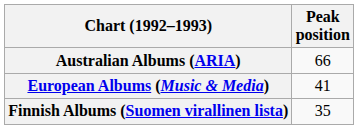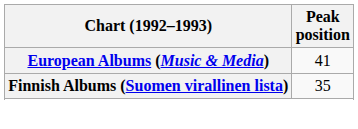- row: (148, 60)
